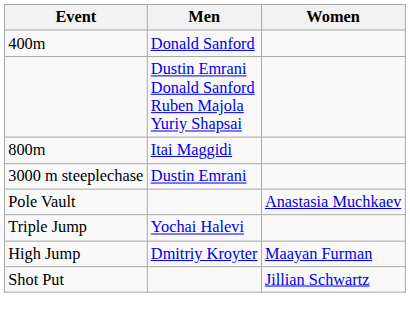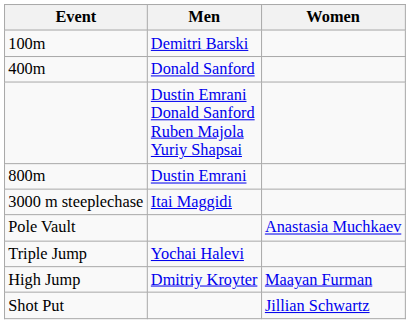+ row: (27, 43)
(191, 150) Itai Maggidi -> (199, 176) Dustin Emrani
(199, 176) Dustin Emrani -> (191, 201) Itai Maggidi
